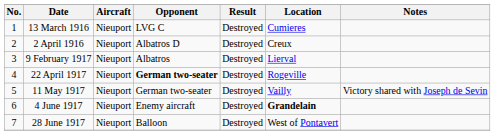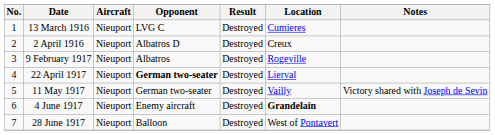(282, 59) Lierval -> (287, 59) Rogeville
(287, 75) Rogeville -> (282, 75) Lierval
